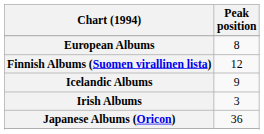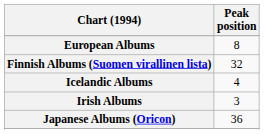(237, 63) 12 -> (237, 63) 32
(237, 82) 9 -> (237, 82) 4
